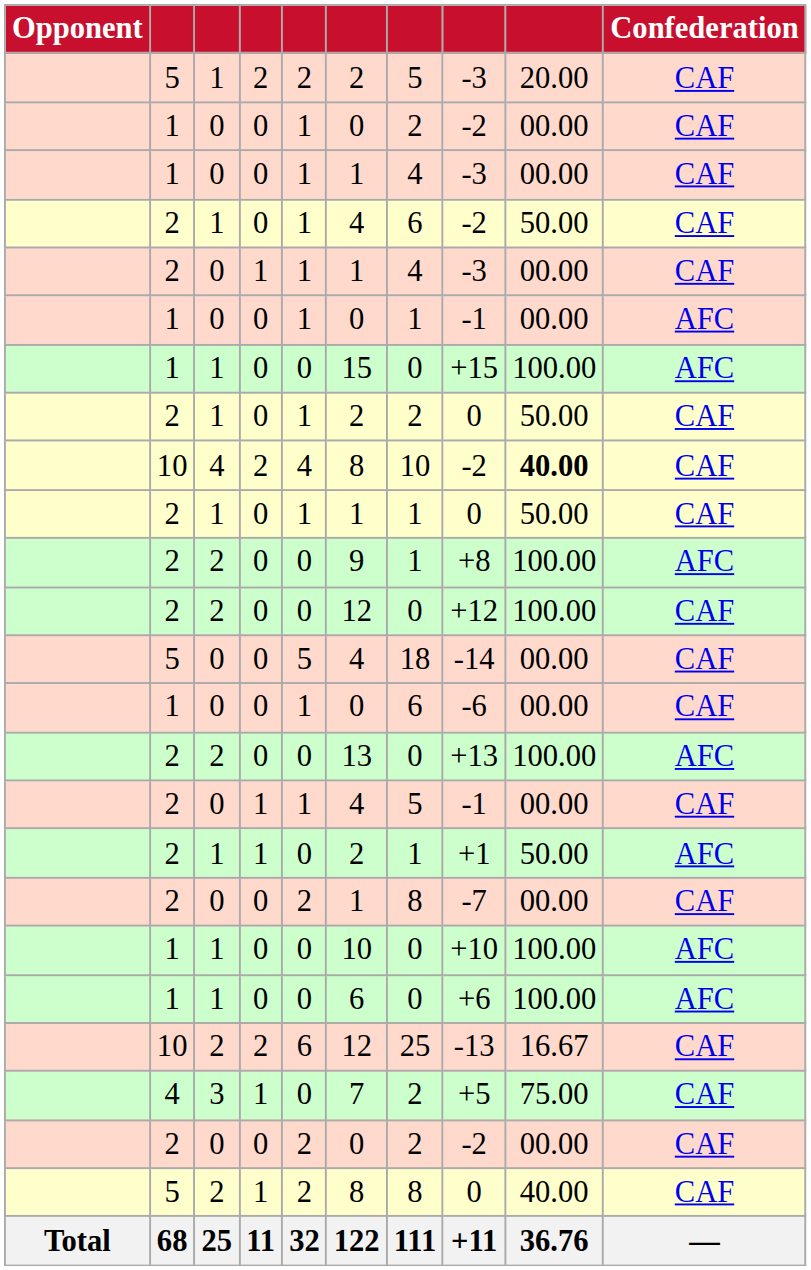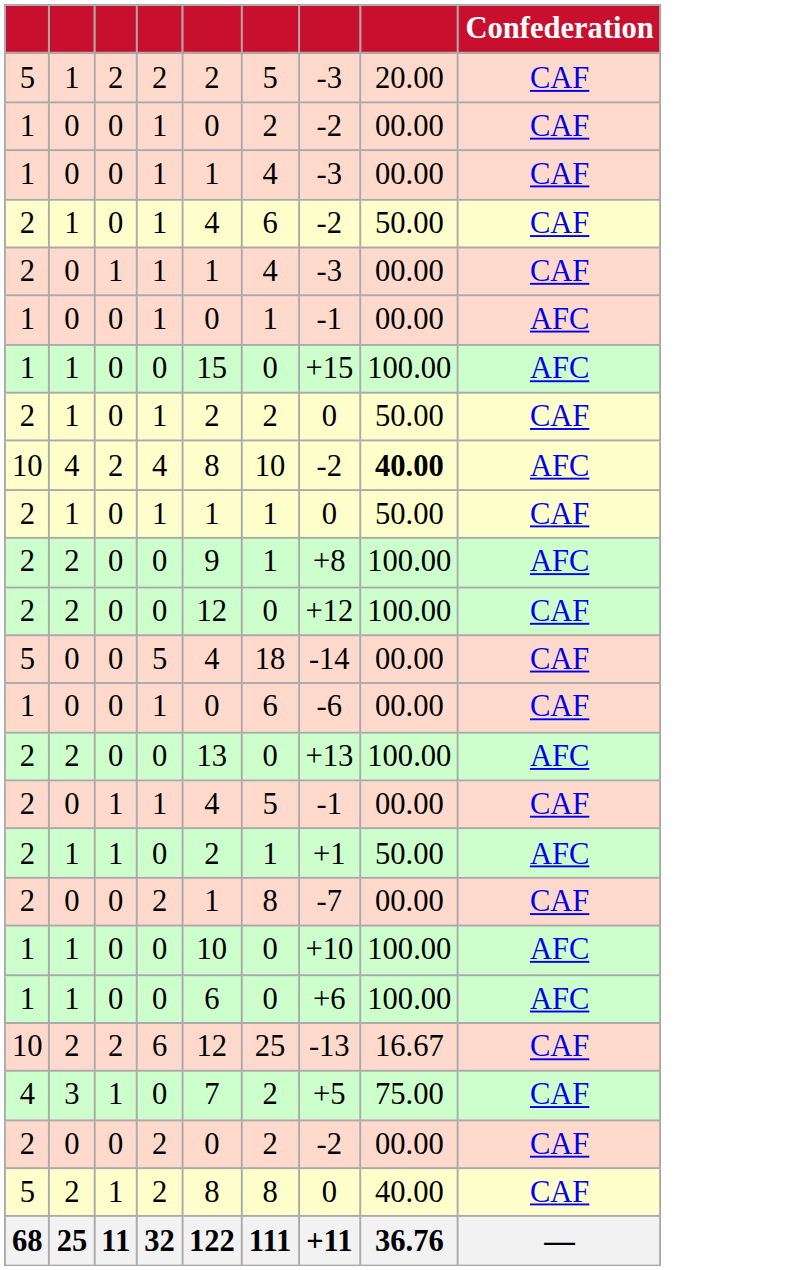- column: (77, 28)
(704, 464) CAF -> (560, 464) AFC
